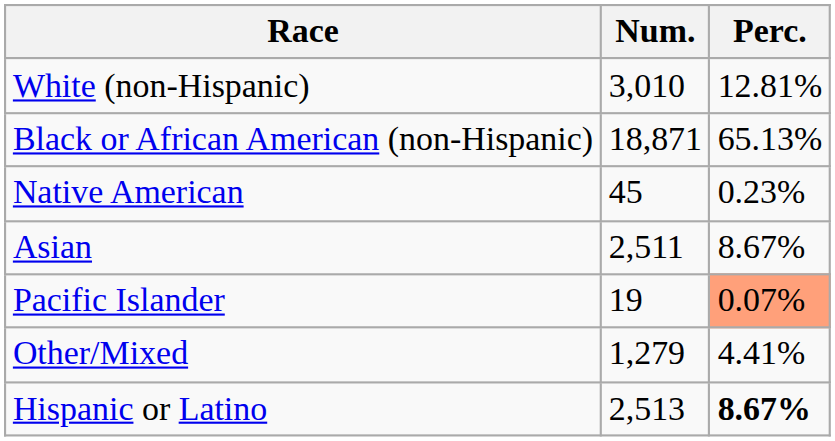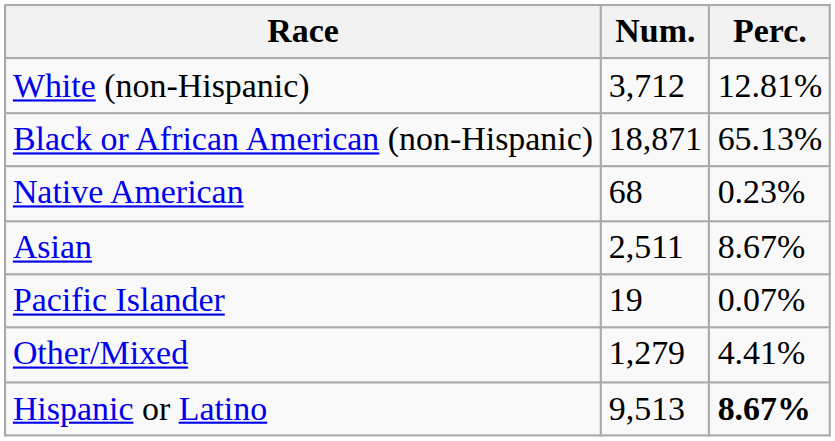(647, 85) 3,010 -> (647, 85) 3,712
(626, 192) 45 -> (626, 192) 68
(761, 300) lightsalmon background -> (761, 300) no background
(647, 407) 2,513 -> (647, 407) 9,513
